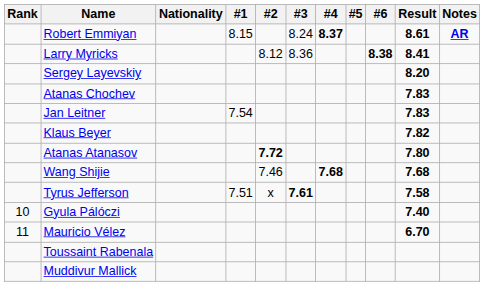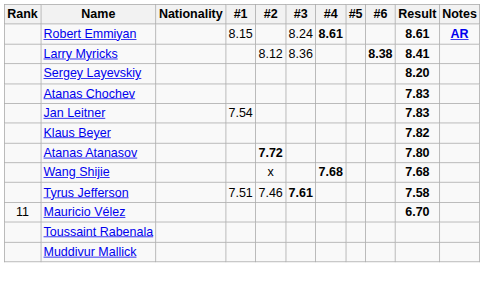(331, 34) 8.37 -> (331, 34) 8.61
(271, 172) 7.46 -> (271, 172) x
(271, 192) x -> (271, 192) 7.46
- row: (82, 212)
